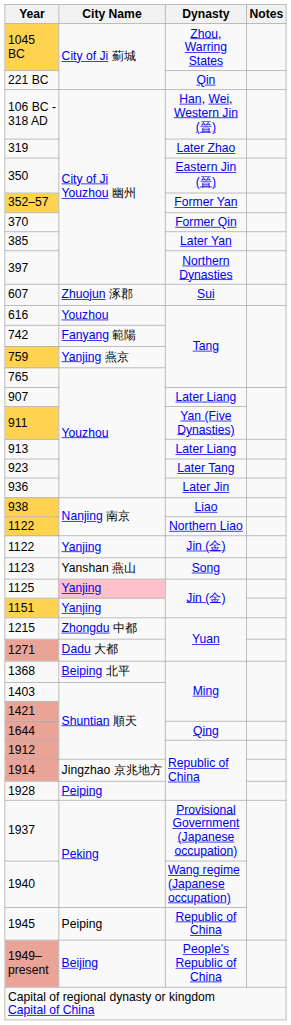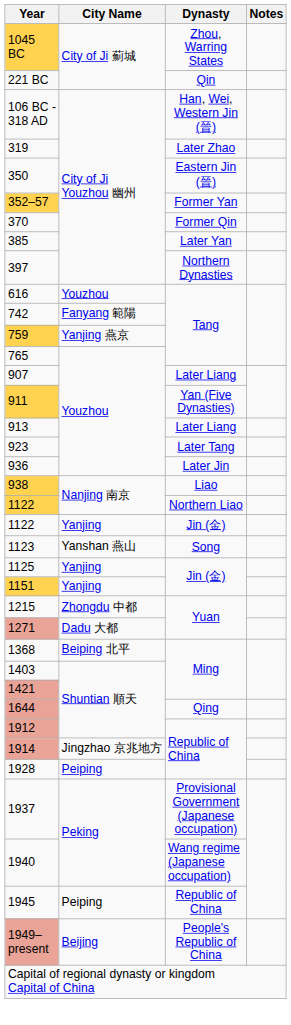- row: (18, 294)
(81, 588) pink background -> (81, 567) no background
